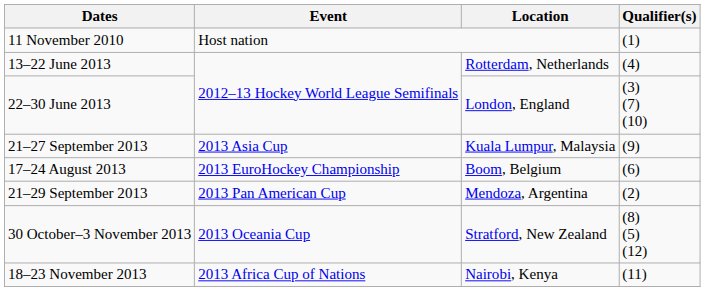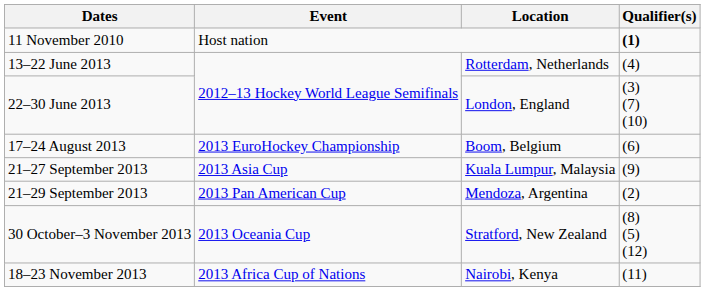(631, 40) normal -> (631, 40) bold
rows swapped: (67, 169) <-> (78, 145)
